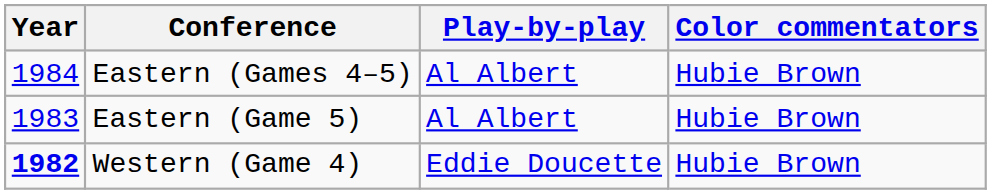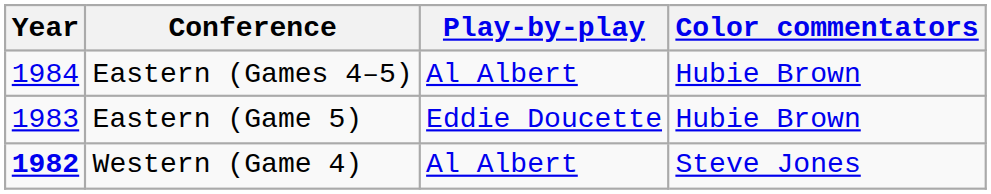(502, 119) Al Albert -> (544, 119) Eddie Doucette
(544, 165) Eddie Doucette -> (502, 165) Al Albert
(768, 165) Hubie Brown -> (768, 165) Steve Jones
